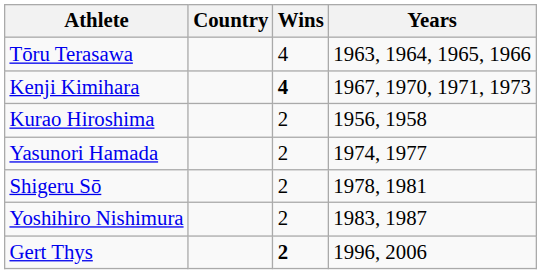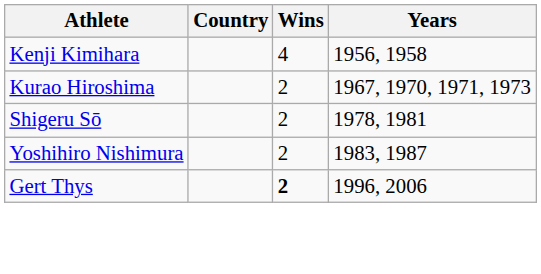- row: (71, 53)
(283, 86) bold -> (283, 53) normal
(432, 86) 1967, 1970, 1971, 1973 -> (380, 53) 1956, 1958
(380, 119) 1956, 1958 -> (432, 86) 1967, 1970, 1971, 1973
- row: (84, 152)
